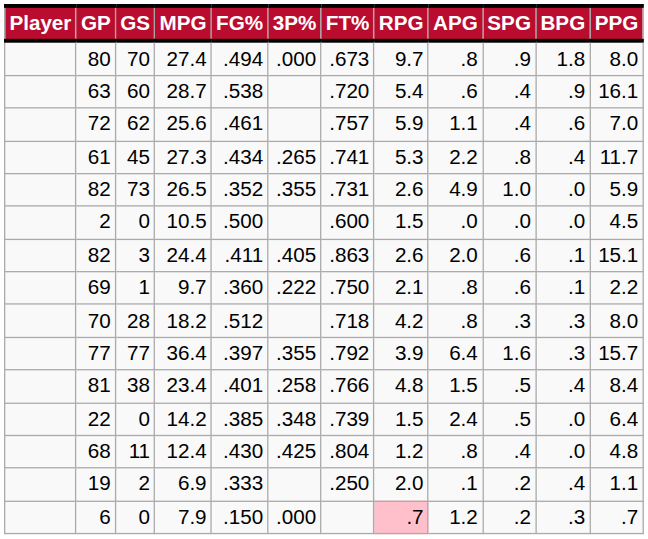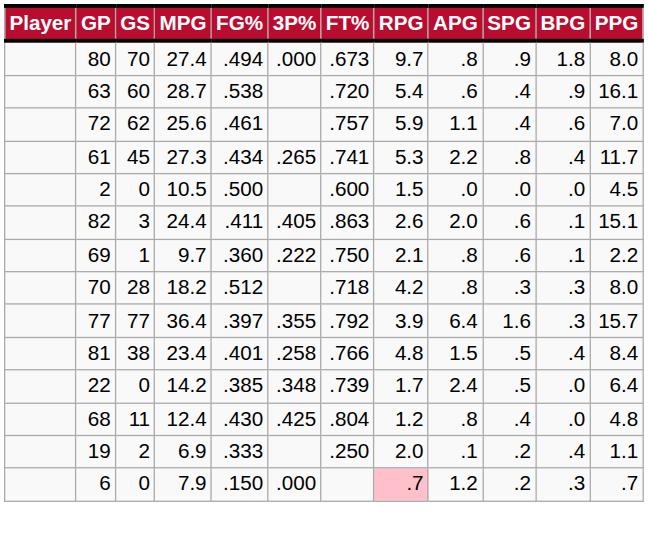- row: (187, 189)
(409, 418) 1.5 -> (409, 386) 1.7
